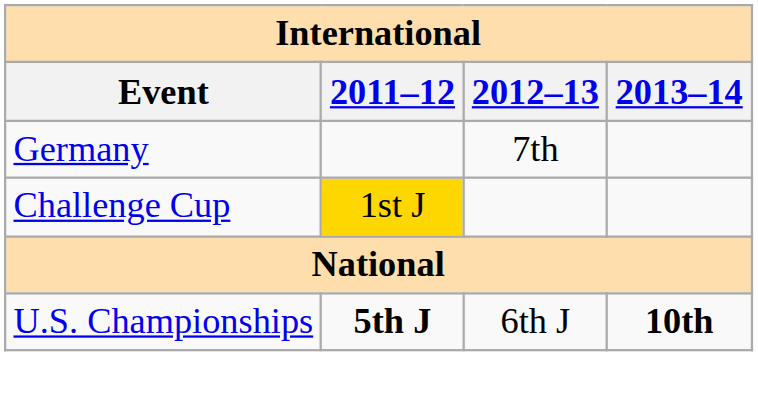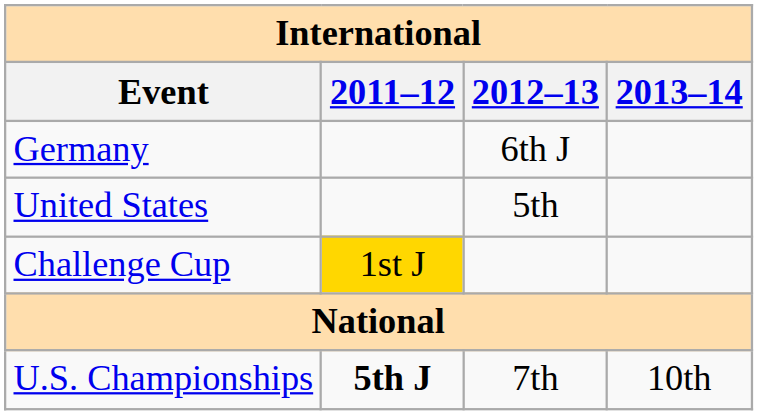(535, 148) 7th -> (535, 148) 6th J
+ row: (111, 206)
(535, 321) 6th J -> (535, 378) 7th
(679, 321) bold -> (679, 378) normal
